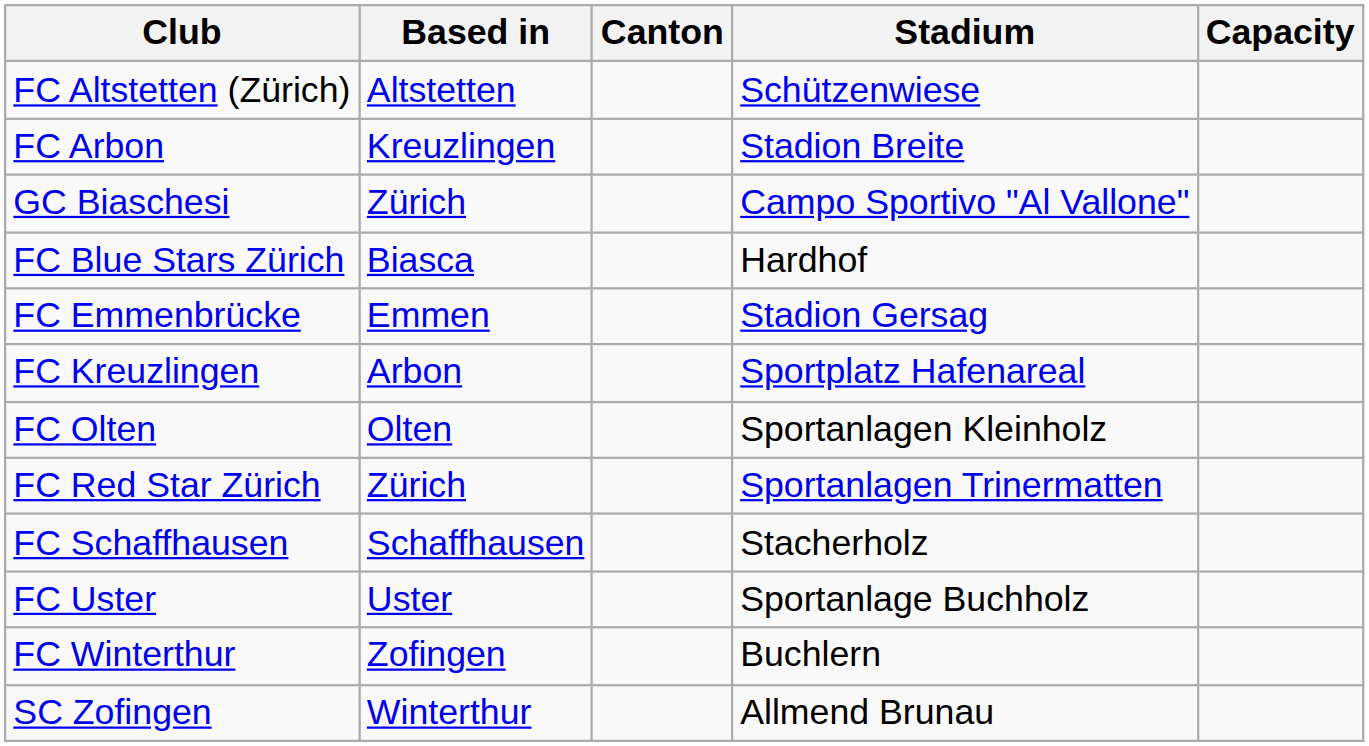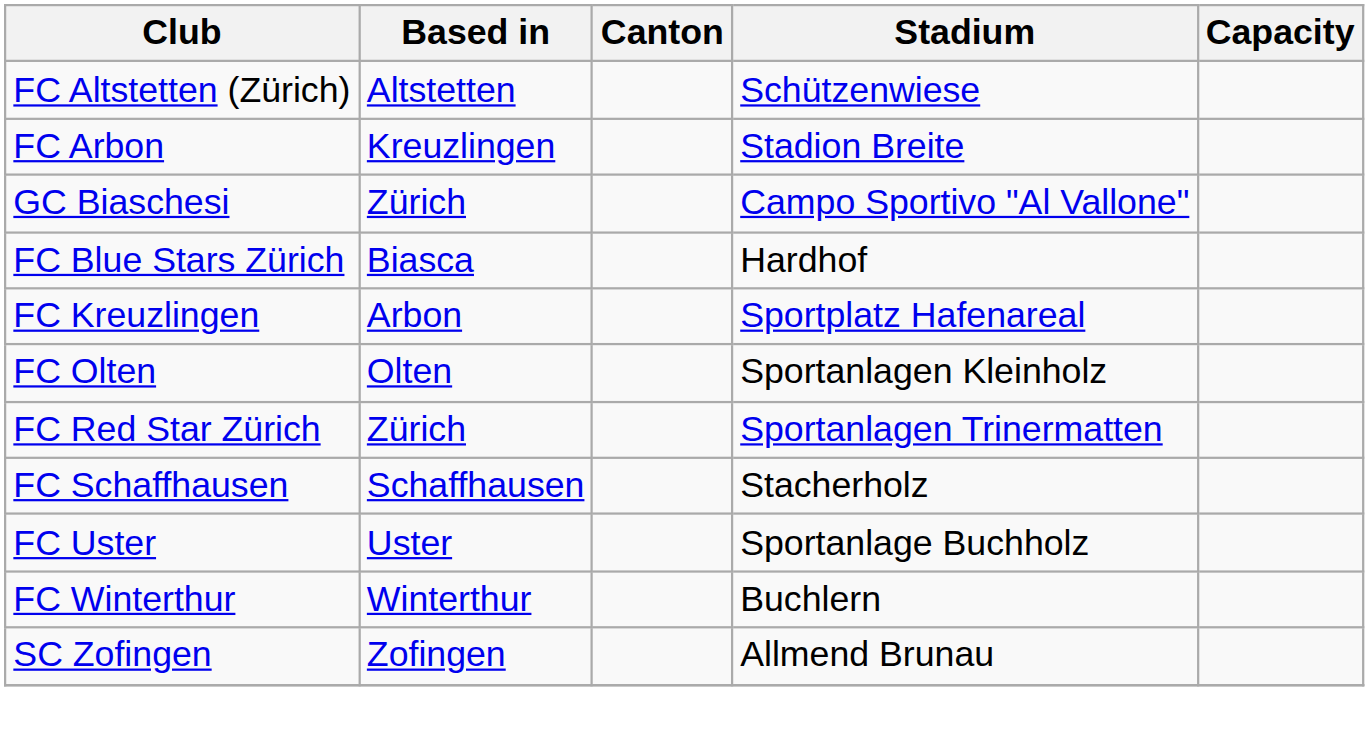- row: (157, 315)
(436, 655) Zofingen -> (449, 598) Winterthur
(449, 711) Winterthur -> (436, 655) Zofingen
